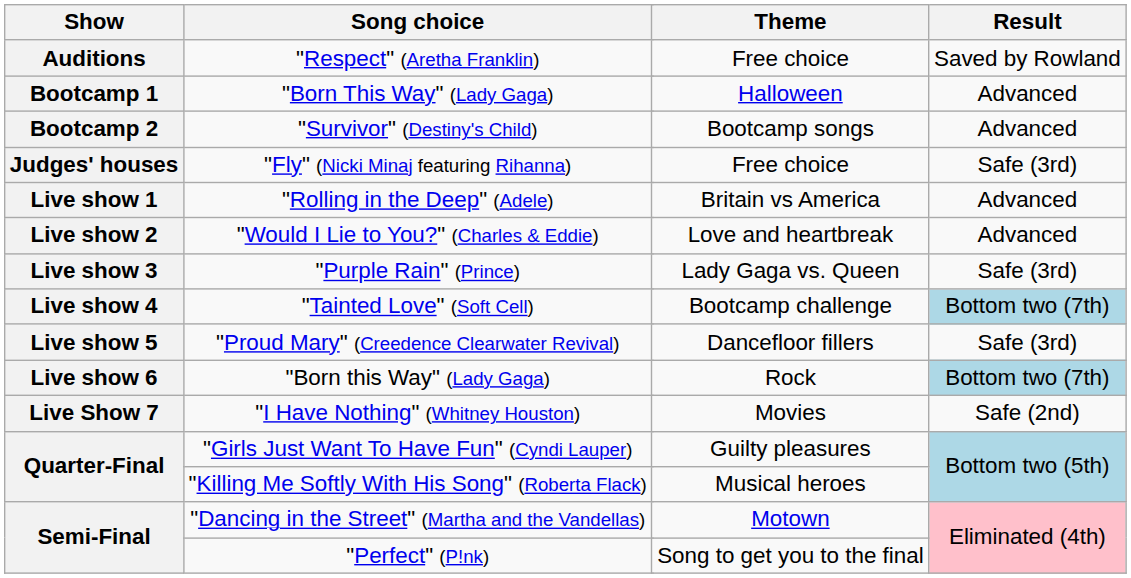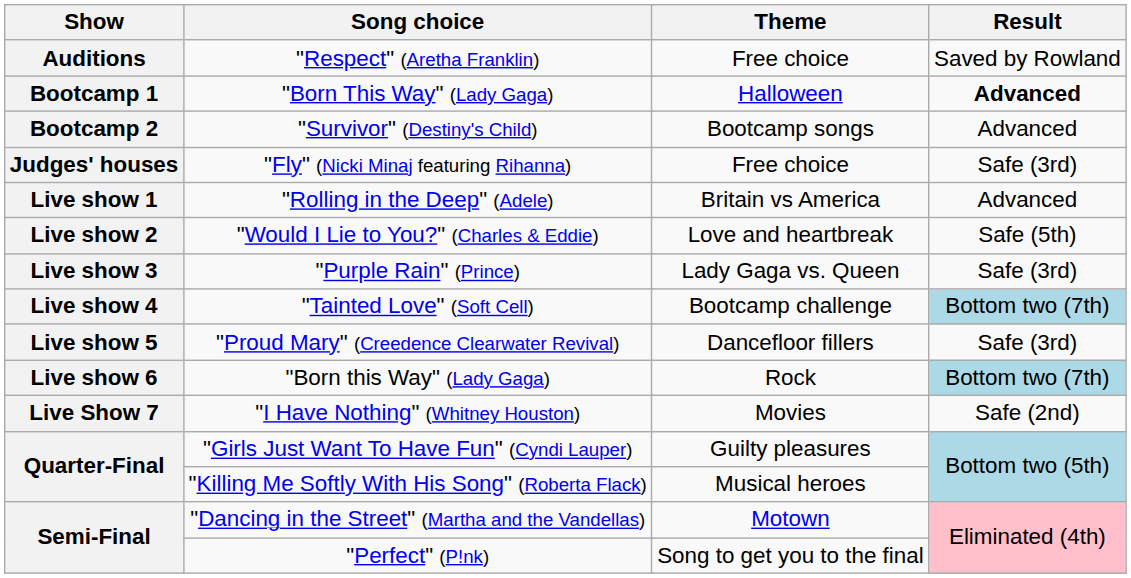(1027, 93) normal -> (1027, 93) bold
(1027, 235) Advanced -> (1027, 235) Safe (5th)
